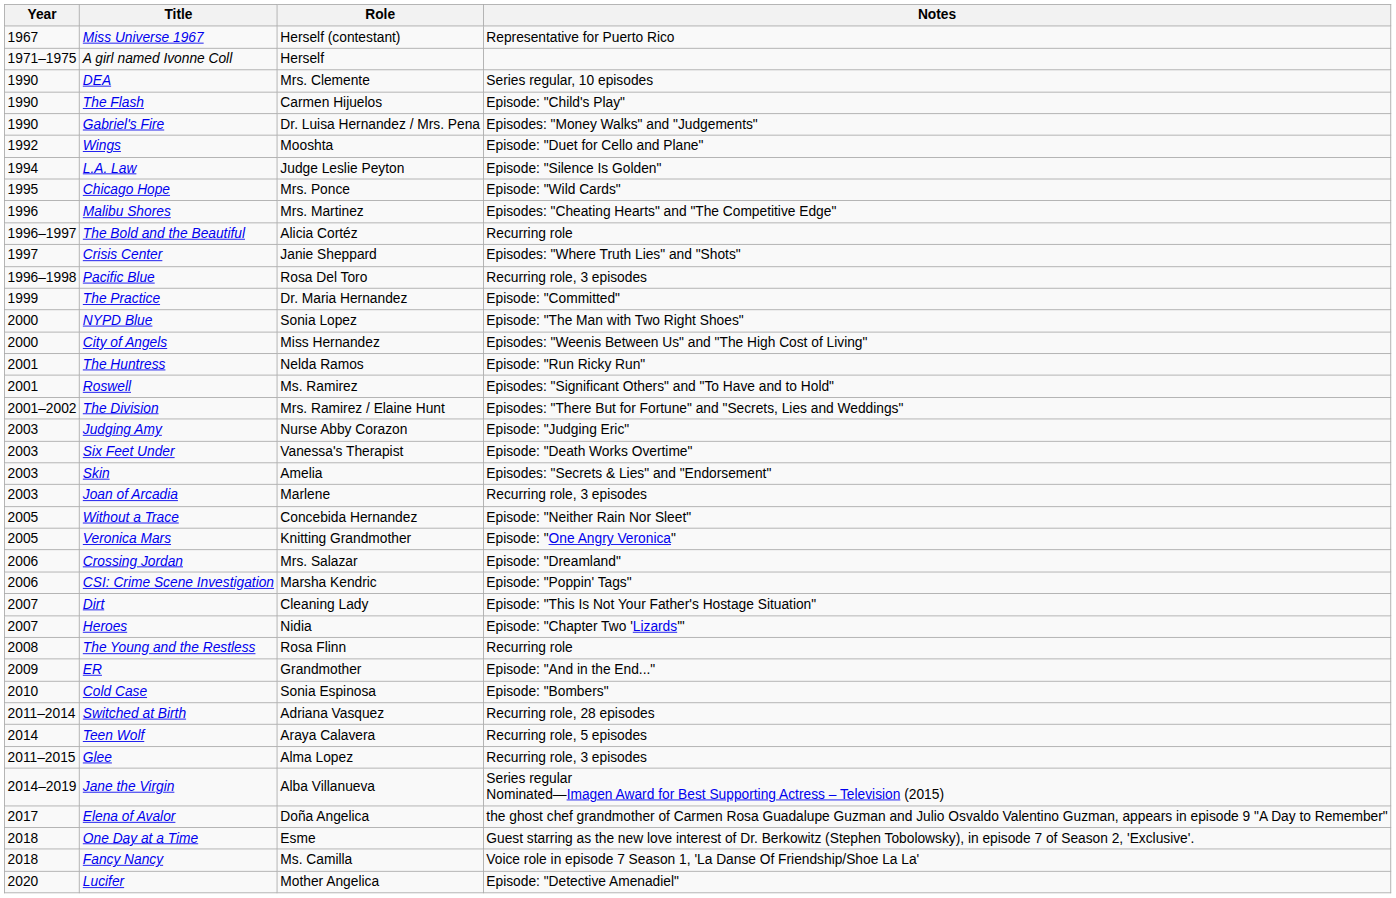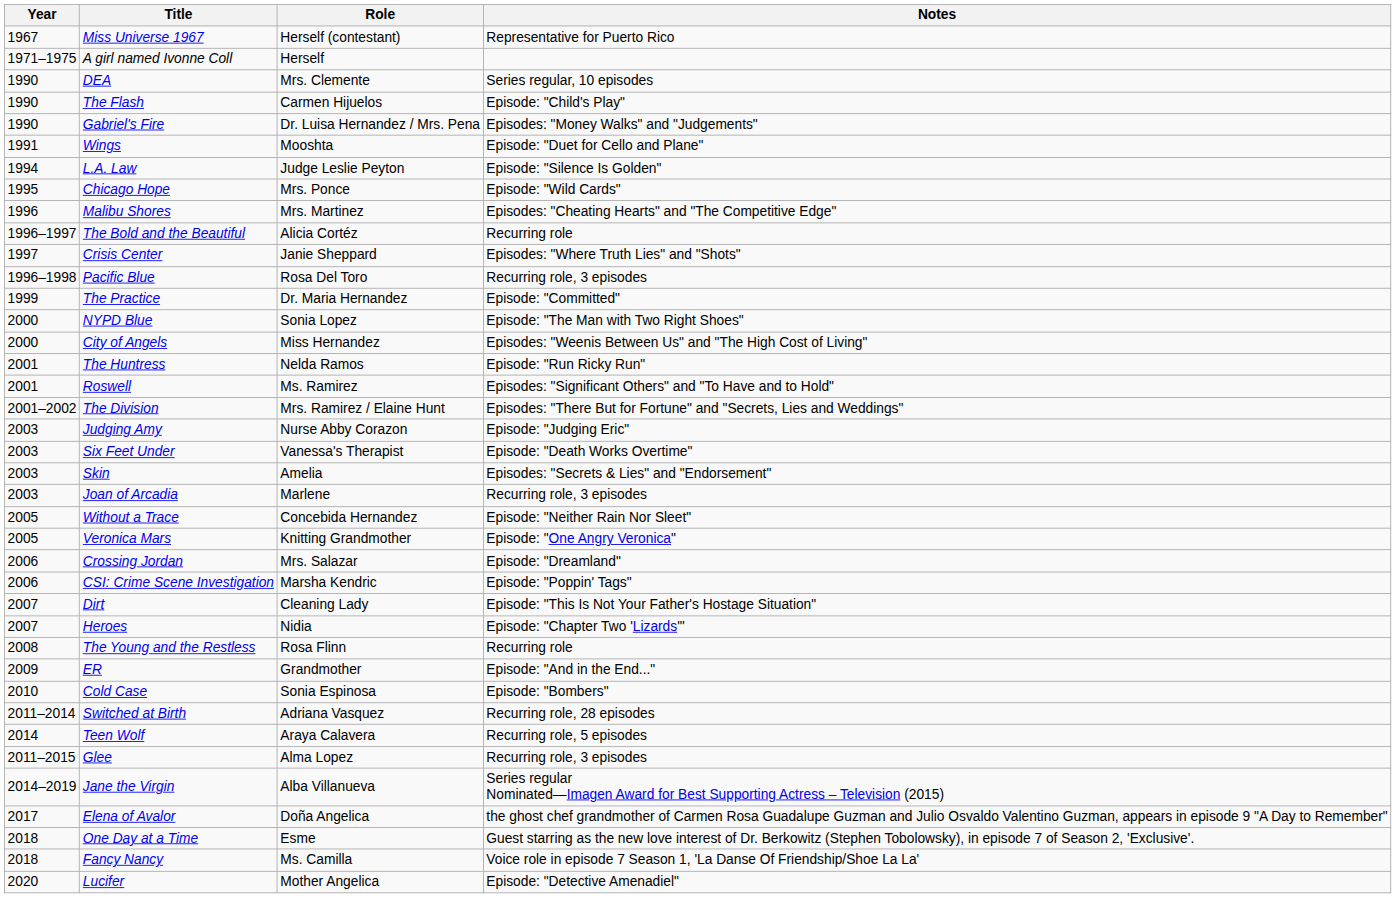(23, 146) 1992 -> (23, 146) 1991
